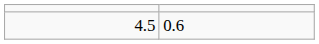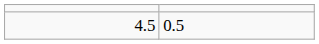(174, 25) 0.6 -> (174, 25) 0.5
